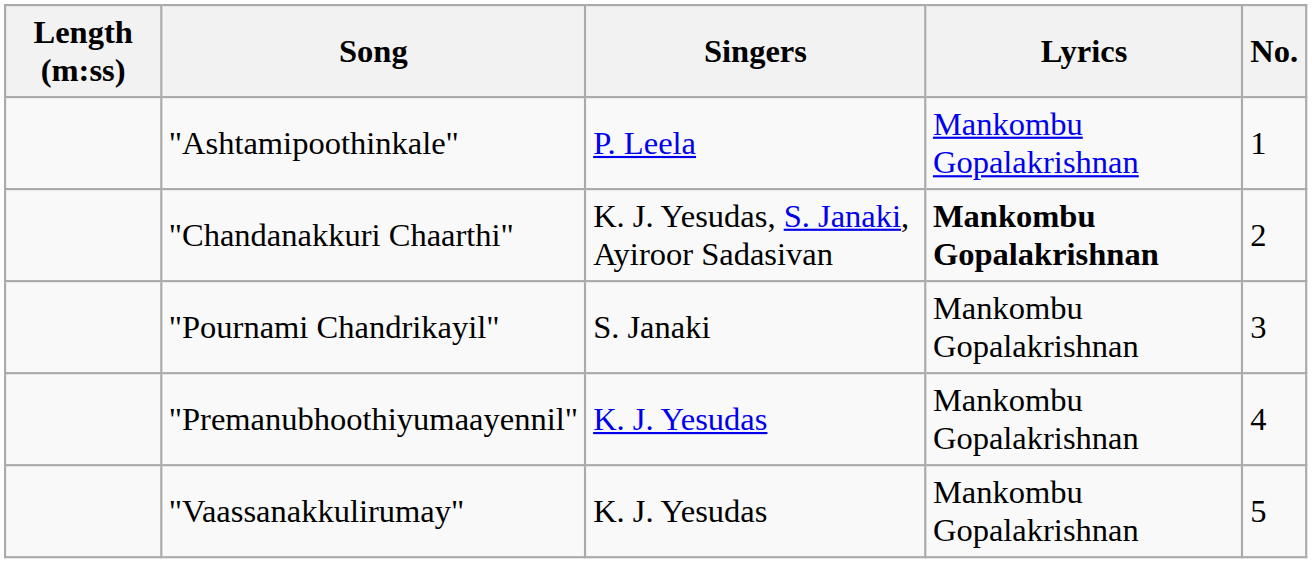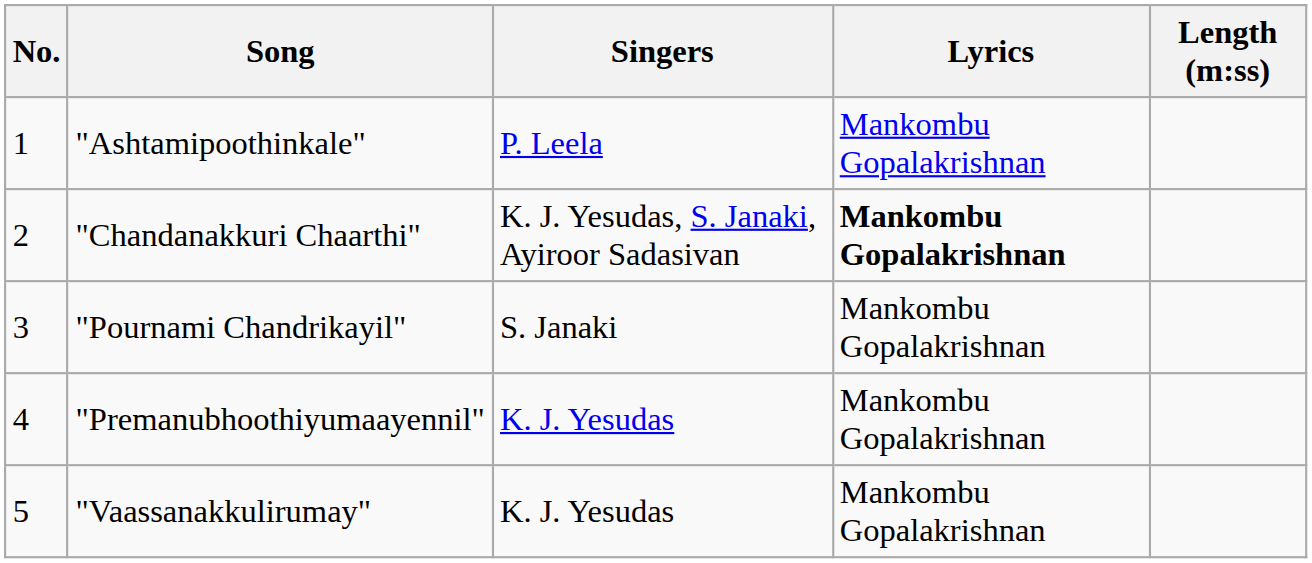columns swapped: (1274, 50) <-> (83, 50)
